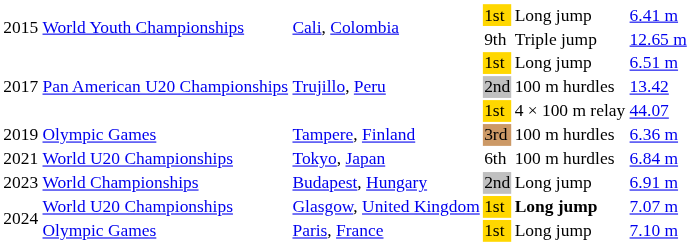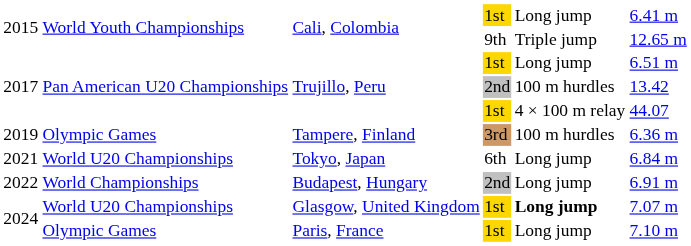(565, 158) 100 m hurdles -> (553, 158) Long jump
(21, 182) 2023 -> (21, 182) 2022
